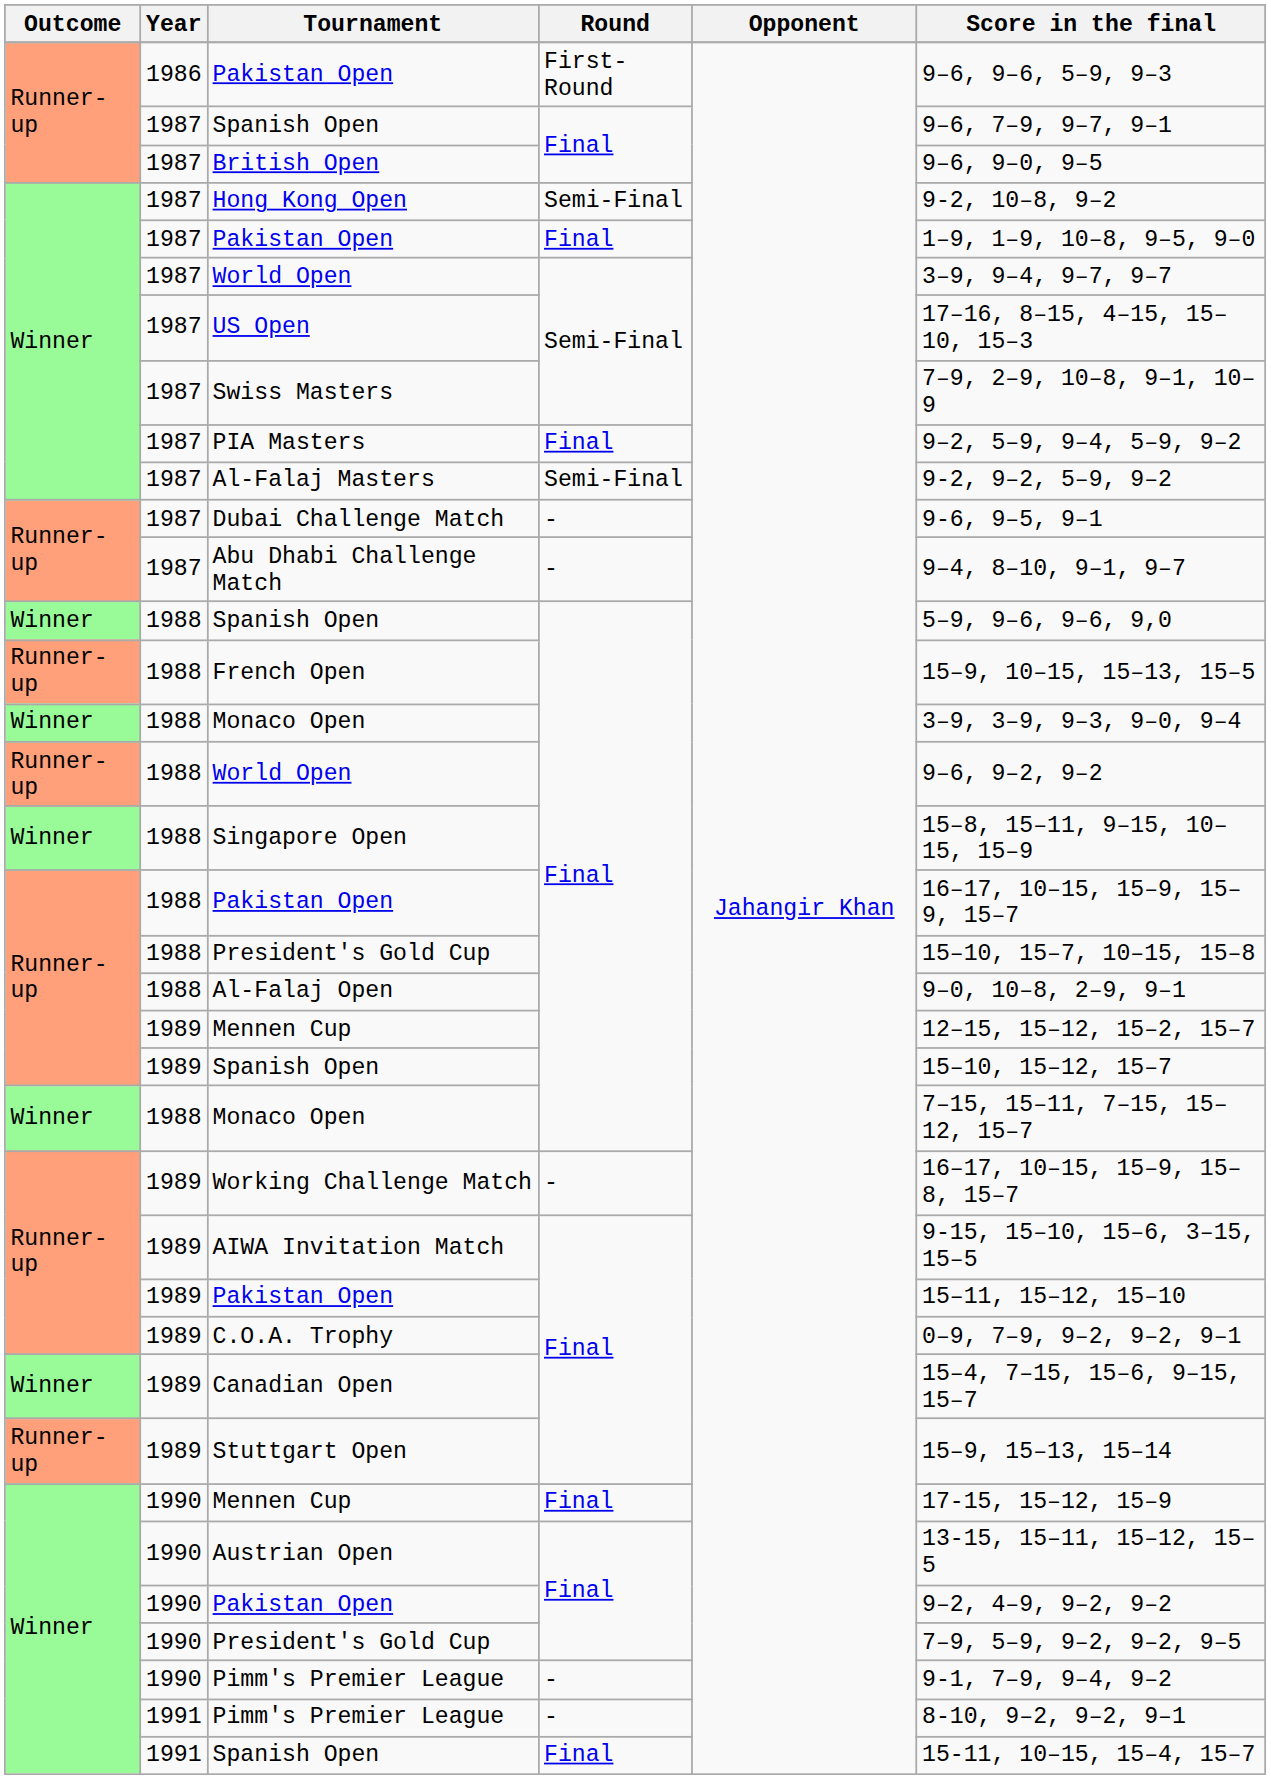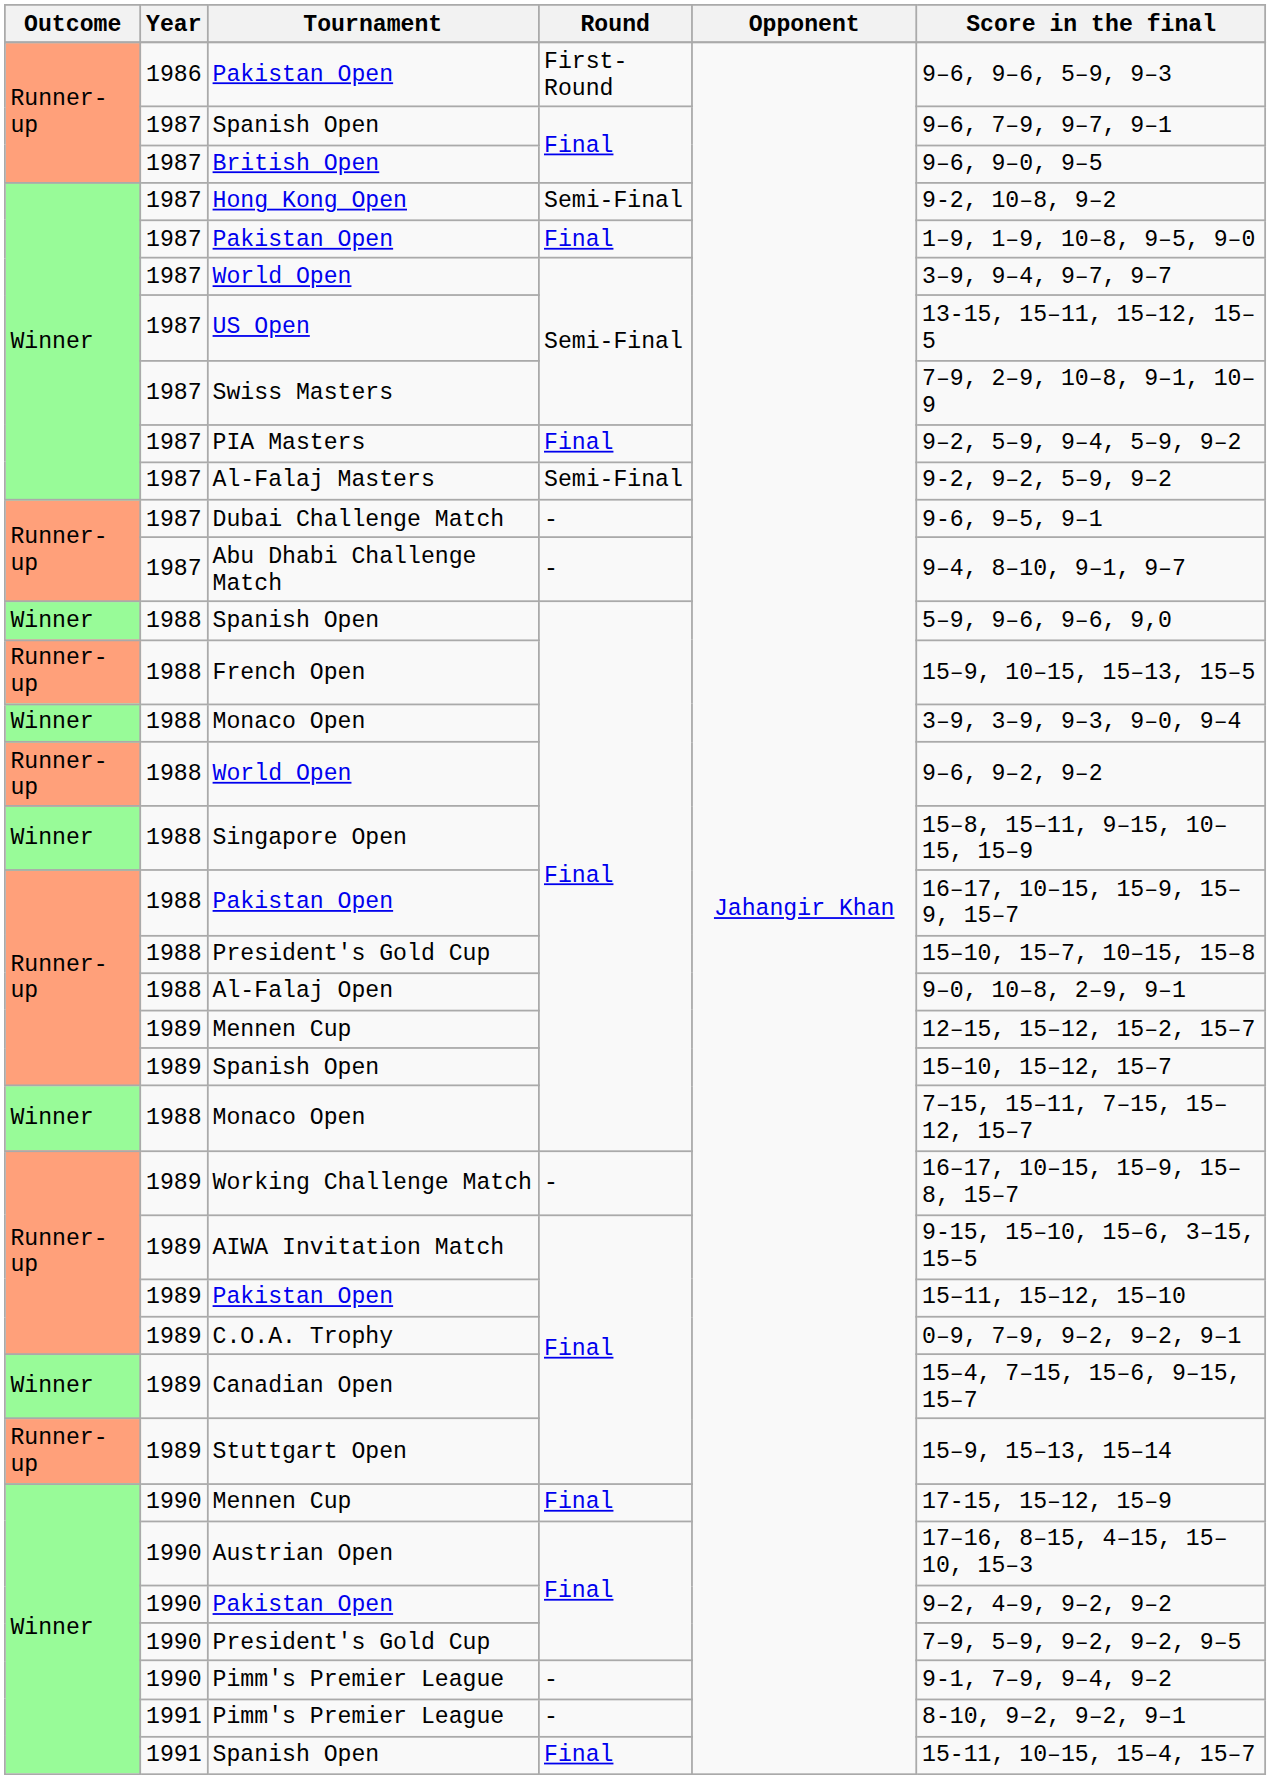(1075, 328) 17–16, 8–15, 4–15, 15–10, 15–3 -> (1089, 328) 13-15, 15–11, 15–12, 15–5
(1089, 1553) 13-15, 15–11, 15–12, 15–5 -> (1075, 1553) 17–16, 8–15, 4–15, 15–10, 15–3
